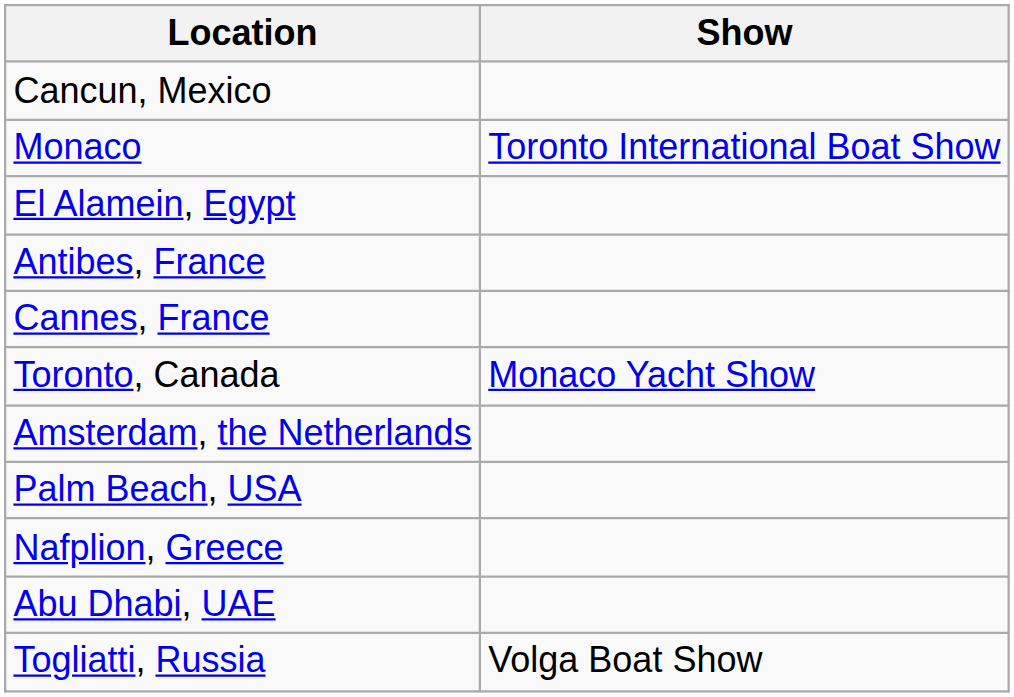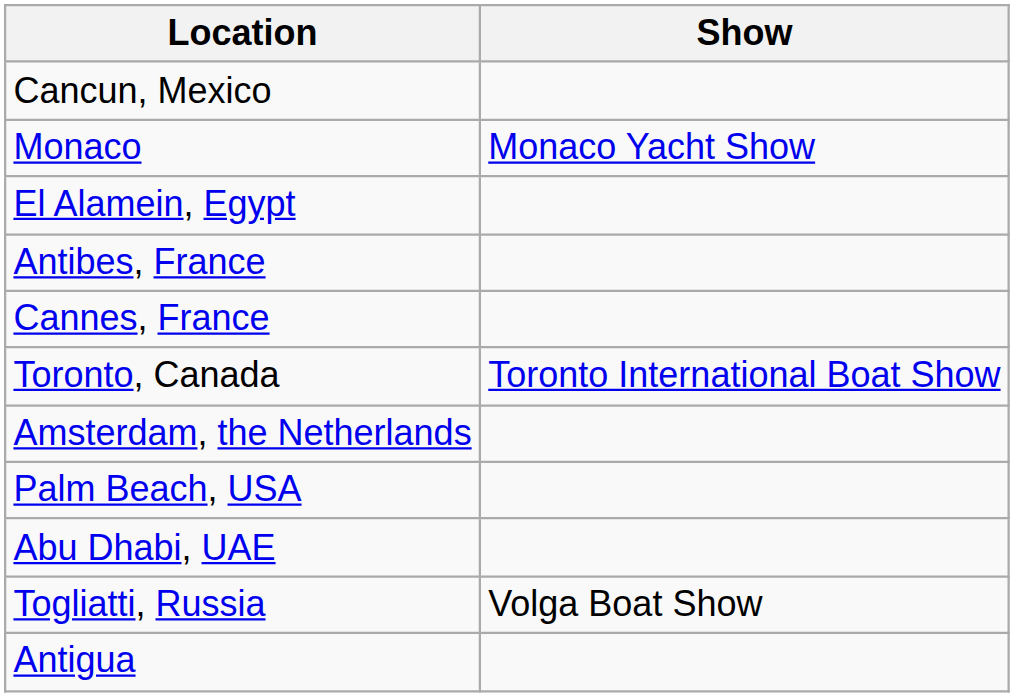(744, 147) Toronto International Boat Show -> (652, 147) Monaco Yacht Show
(652, 375) Monaco Yacht Show -> (744, 375) Toronto International Boat Show
- row: (148, 546)
+ row: (74, 661)
